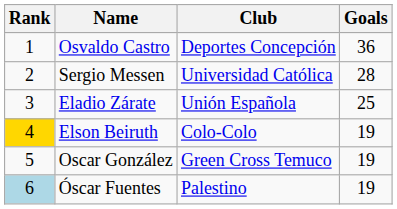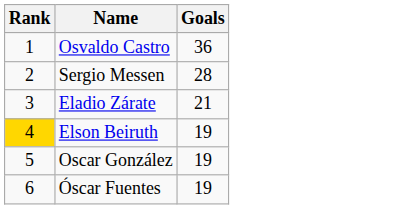- column: (258, 18)
(366, 103) 25 -> (203, 103) 21
(30, 189) lightblue background -> (30, 189) no background
